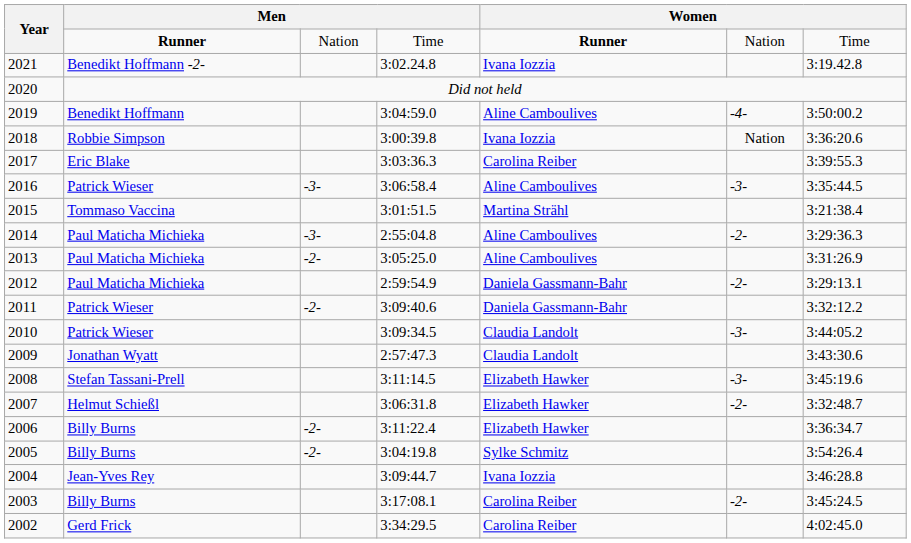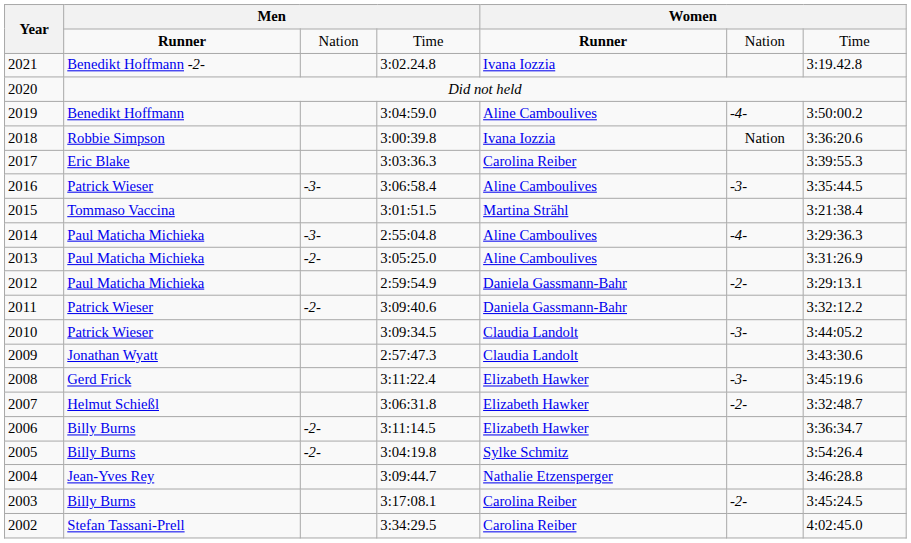(738, 235) -2- -> (738, 235) -4-
(126, 380) Stefan Tassani-Prell -> (99, 380) Gerd Frick
(408, 380) 3:11:14.5 -> (408, 380) 3:11:22.4
(408, 428) 3:11:22.4 -> (408, 428) 3:11:14.5
(519, 477) Ivana Iozzia -> (548, 477) Nathalie Etzensperger
(99, 525) Gerd Frick -> (126, 525) Stefan Tassani-Prell
